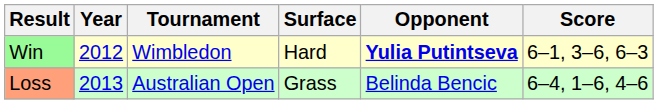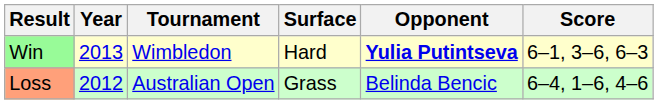(101, 51) 2012 -> (101, 51) 2013
(101, 83) 2013 -> (101, 83) 2012
